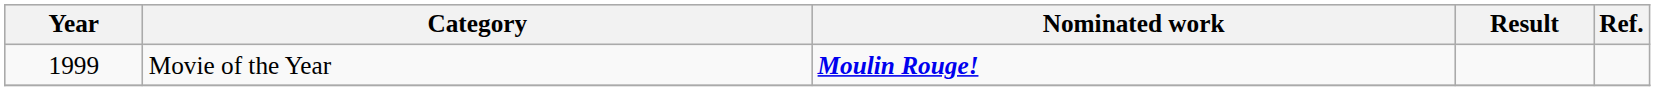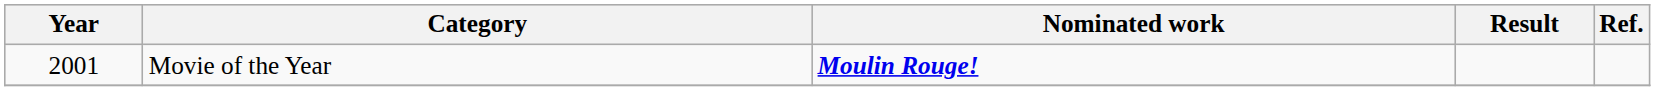(74, 64) 1999 -> (74, 64) 2001
